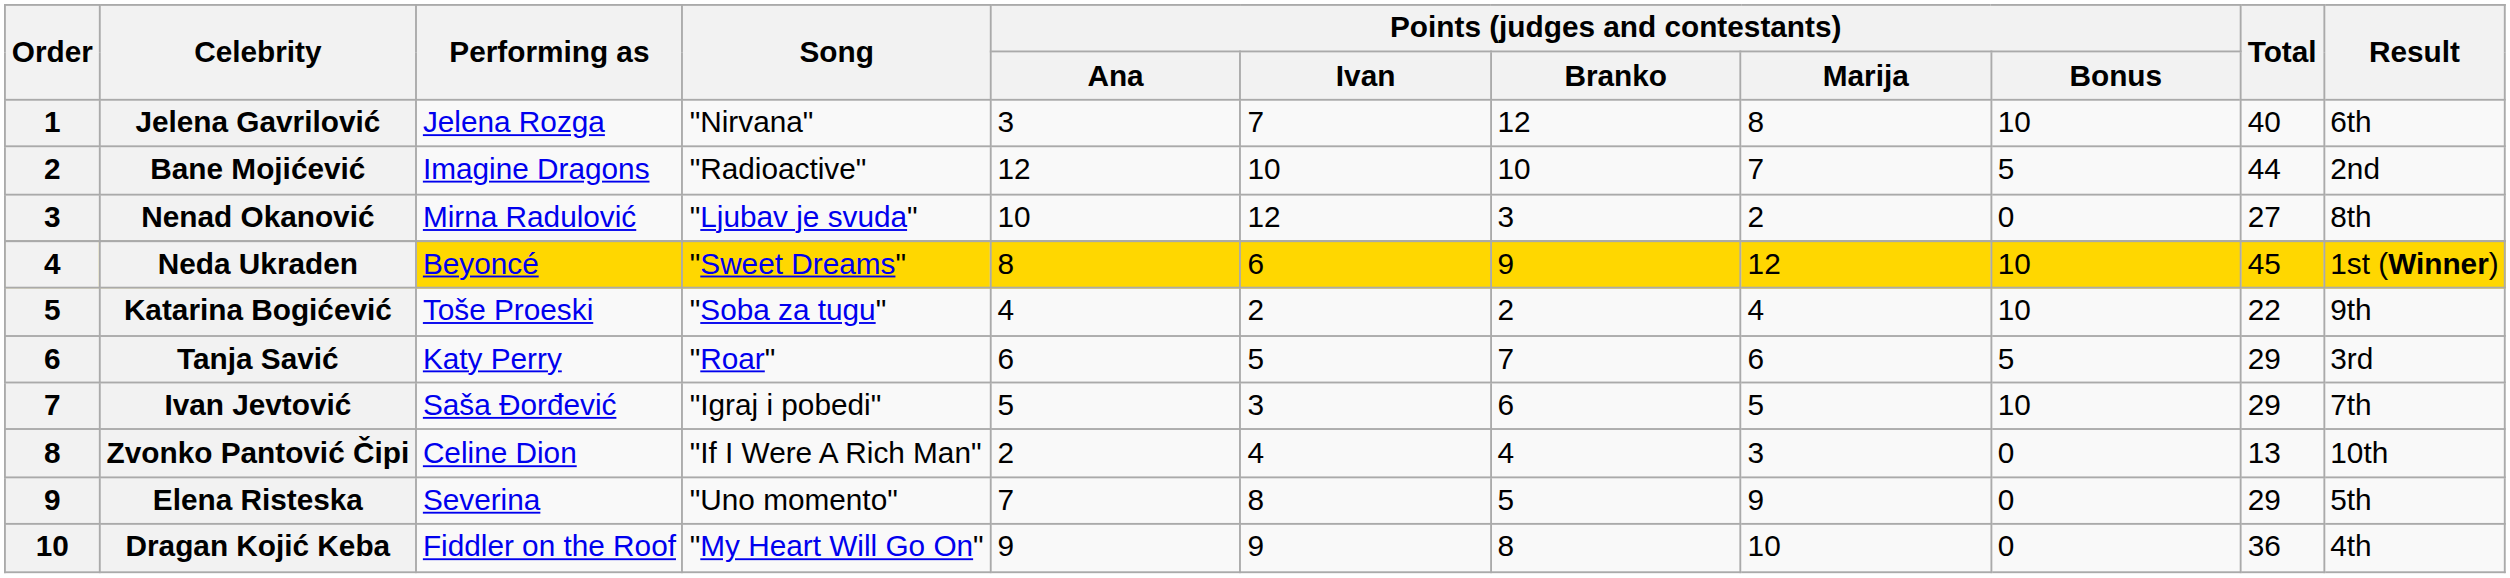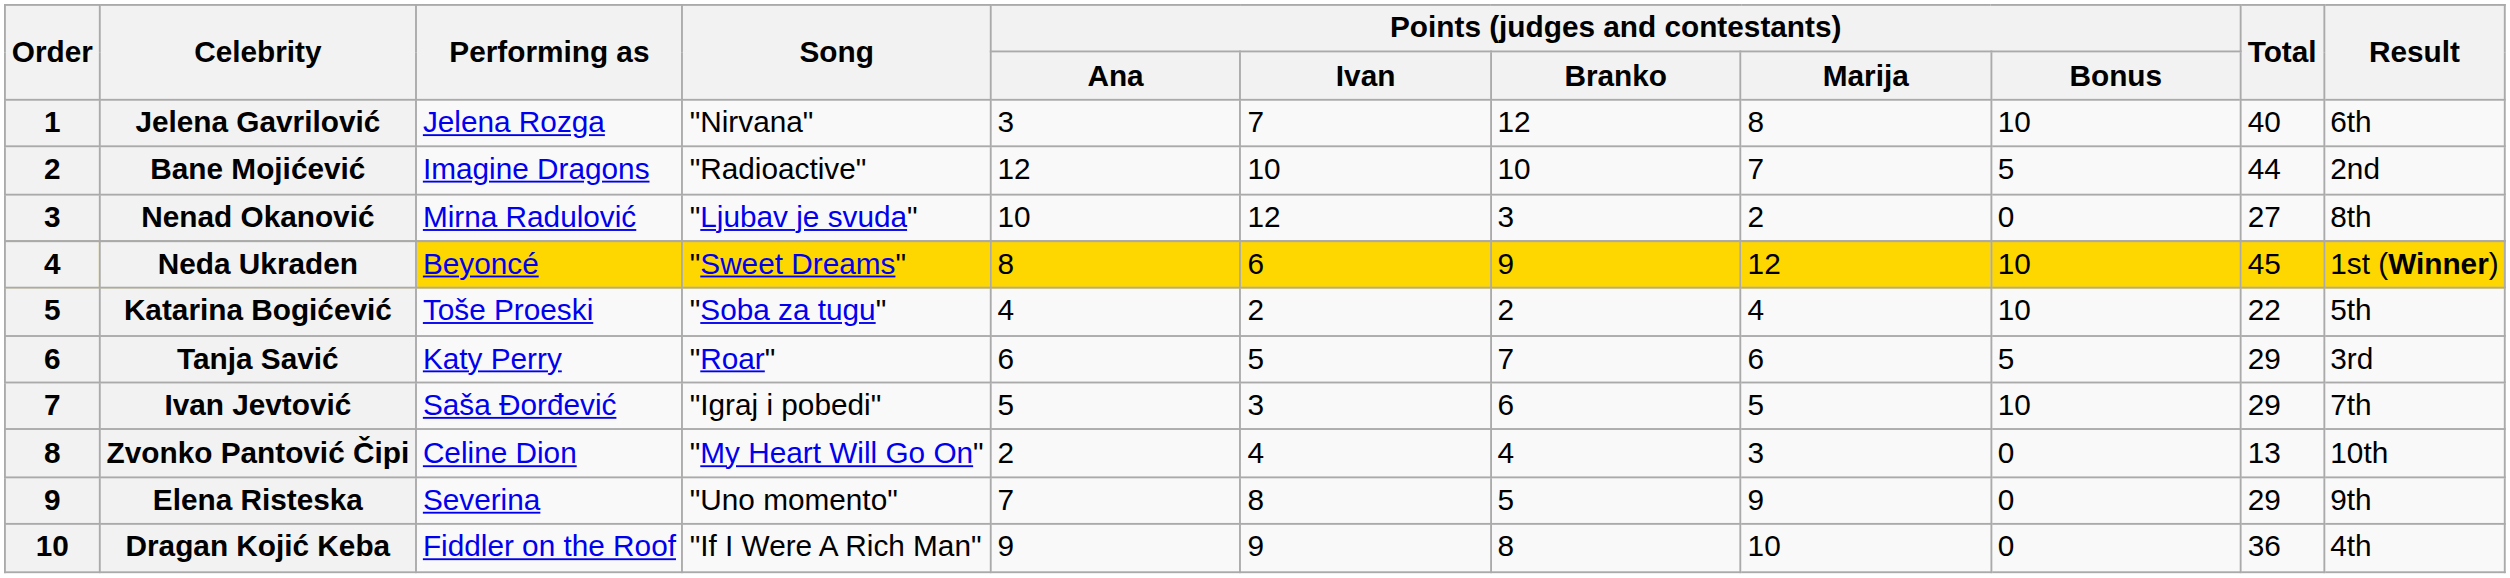(2351, 311) 9th -> (2351, 311) 5th
(836, 452) "If I Were A Rich Man" -> (837, 452) "My Heart Will Go On"
(2351, 500) 5th -> (2351, 500) 9th
(837, 547) "My Heart Will Go On" -> (836, 547) "If I Were A Rich Man"
